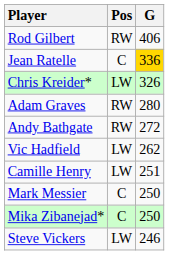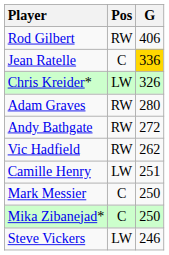(122, 149) LW -> (122, 149) RW
